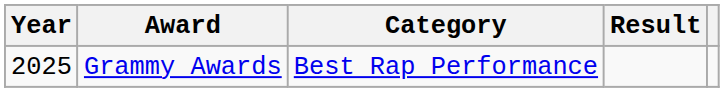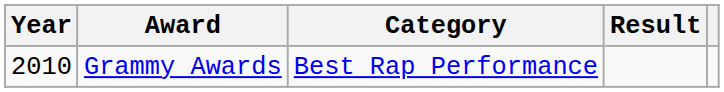(41, 67) 2025 -> (41, 67) 2010
